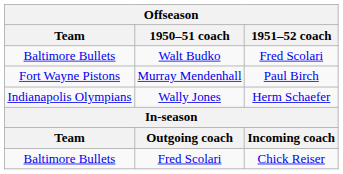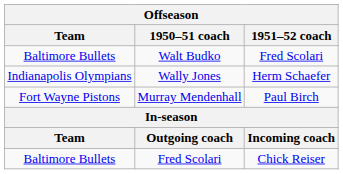rows swapped: (190, 76) <-> (190, 96)
